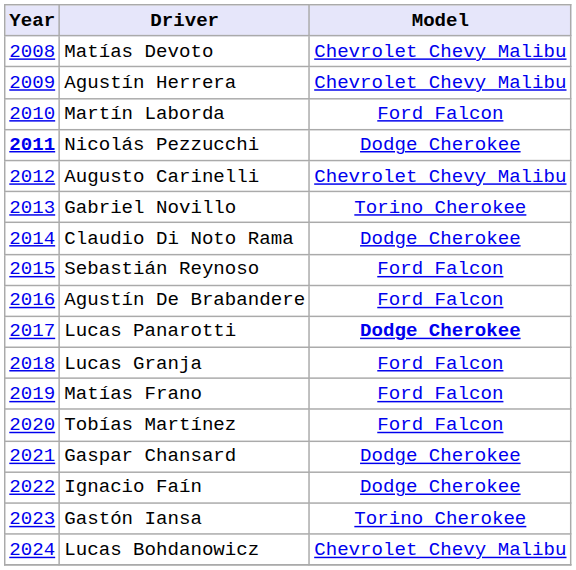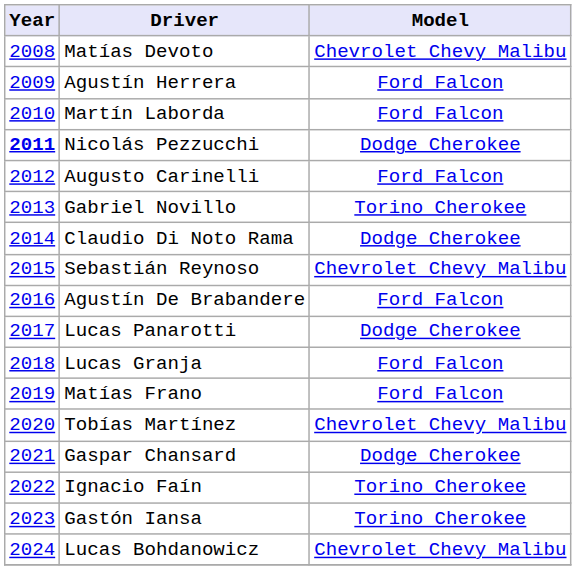(440, 83) Chevrolet Chevy Malibu -> (440, 83) Ford Falcon
(440, 176) Chevrolet Chevy Malibu -> (440, 176) Ford Falcon
(440, 269) Ford Falcon -> (440, 269) Chevrolet Chevy Malibu
(440, 332) bold -> (440, 332) normal
(440, 425) Ford Falcon -> (440, 425) Chevrolet Chevy Malibu
(440, 487) Dodge Cherokee -> (440, 487) Torino Cherokee
